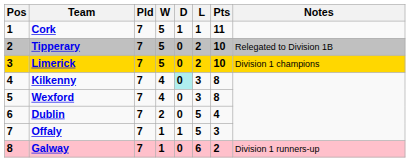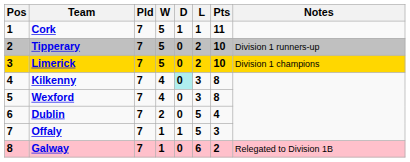(284, 47) Relegated to Division 1B -> (277, 47) Division 1 runners-up
(277, 149) Division 1 runners-up -> (284, 149) Relegated to Division 1B
